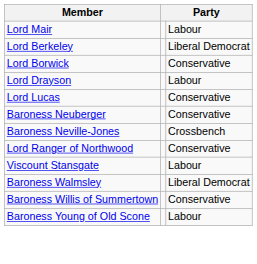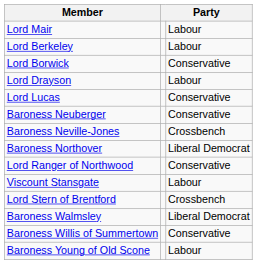(209, 47) Liberal Democrat -> (185, 47) Labour
+ row: (54, 149)
+ row: (61, 200)
